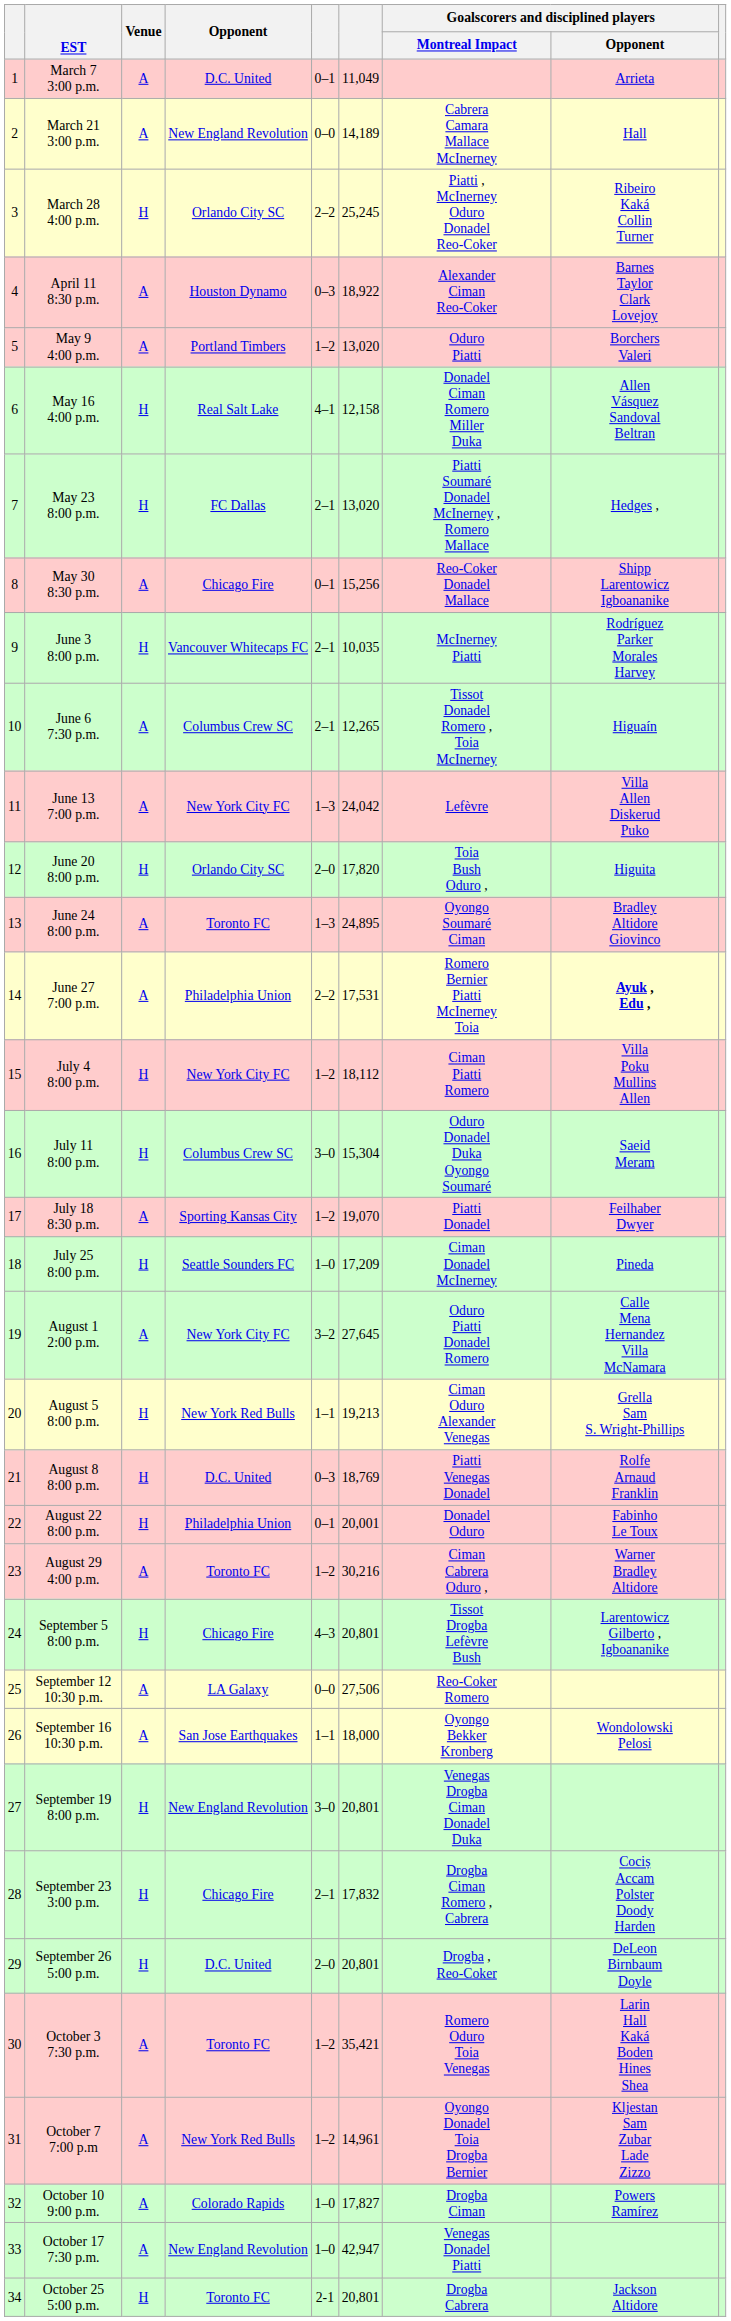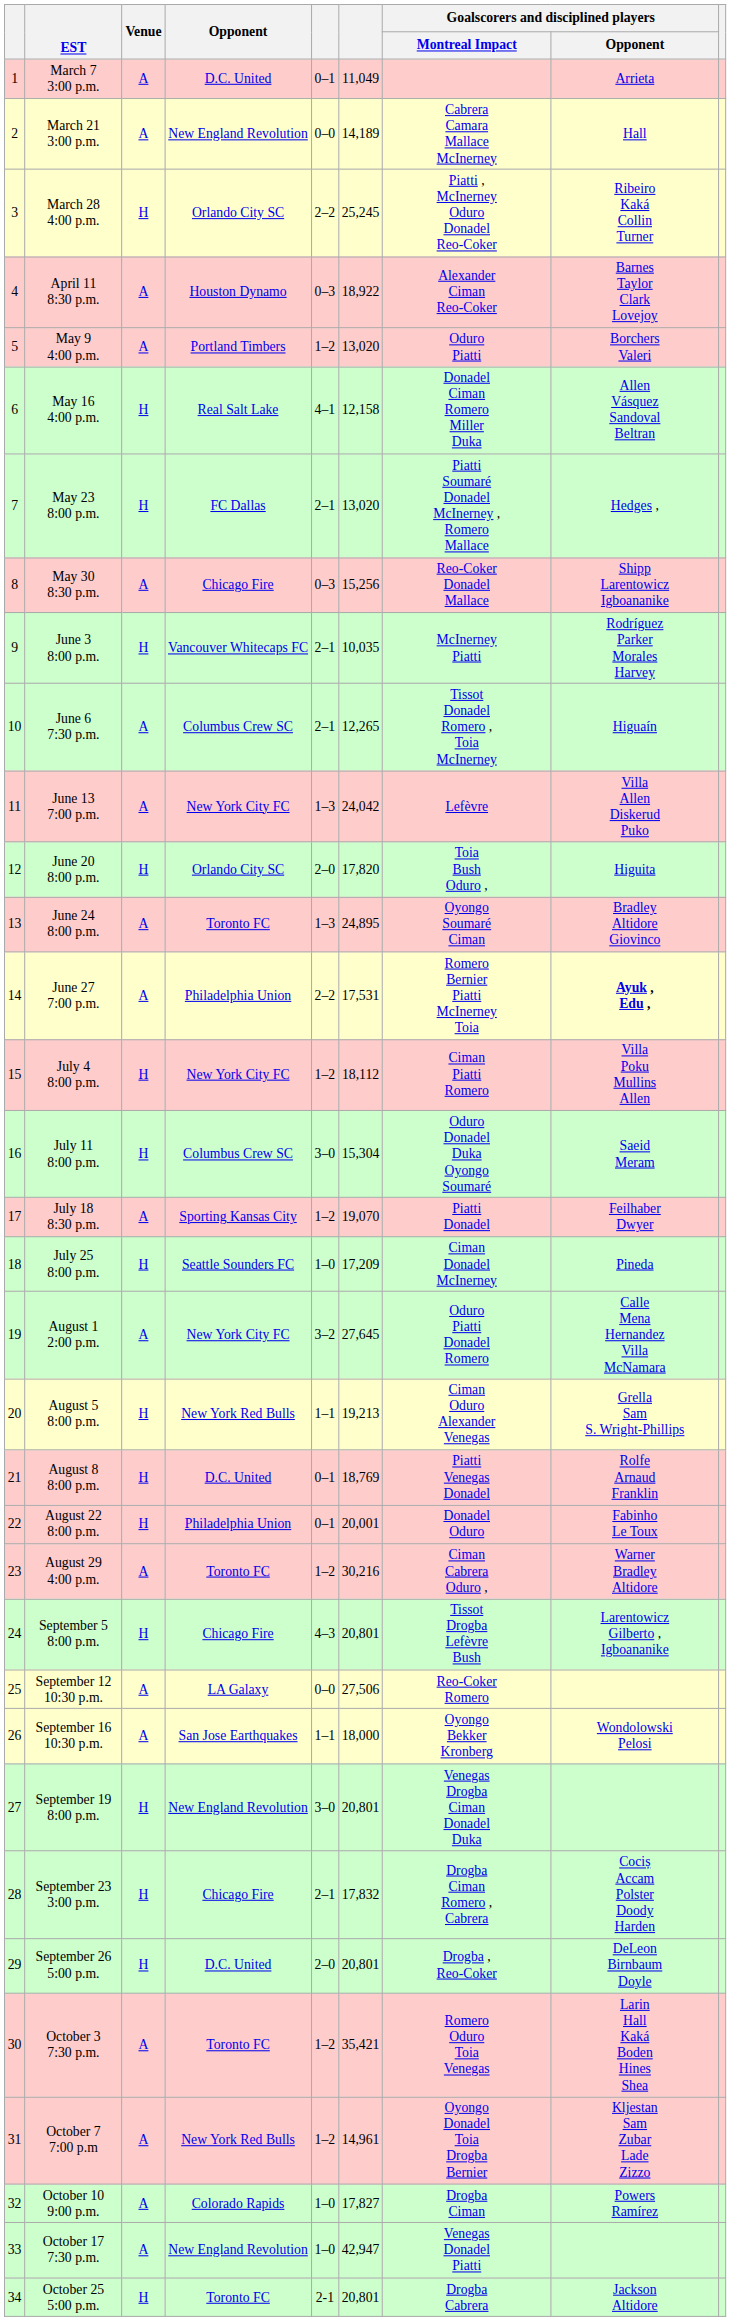(325, 584) 0–1 -> (325, 584) 0–3
(325, 1477) 0–3 -> (325, 1477) 0–1
